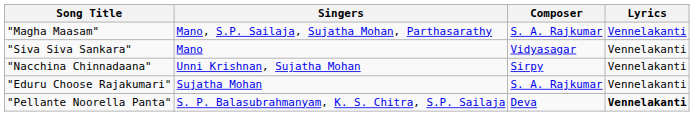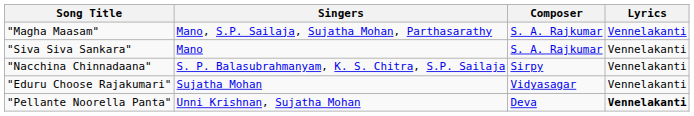(543, 49) Vidyasagar -> (557, 49) S. A. Rajkumar
(269, 67) Unni Krishnan, Sujatha Mohan -> (341, 67) S. P. Balasubrahmanyam, K. S. Chitra, S.P. Sailaja
(557, 85) S. A. Rajkumar -> (543, 85) Vidyasagar
(341, 102) S. P. Balasubrahmanyam, K. S. Chitra, S.P. Sailaja -> (269, 102) Unni Krishnan, Sujatha Mohan
